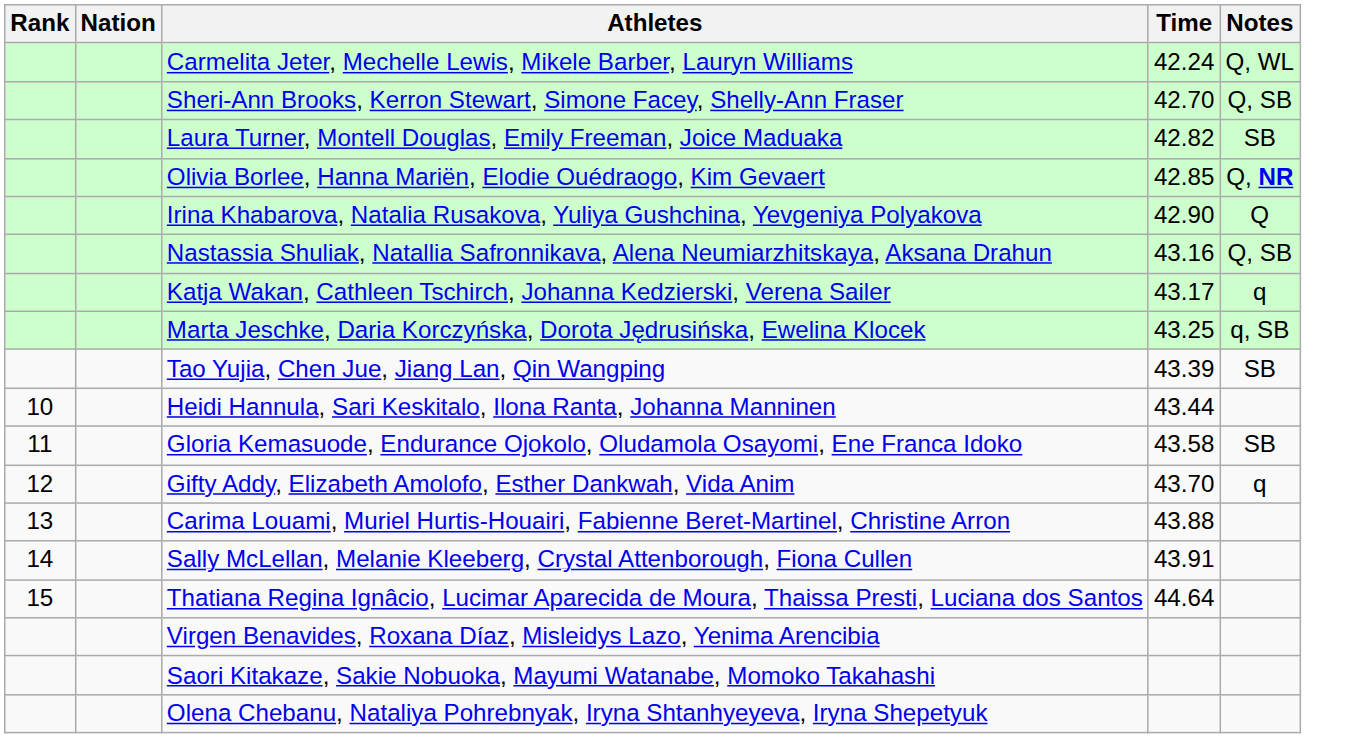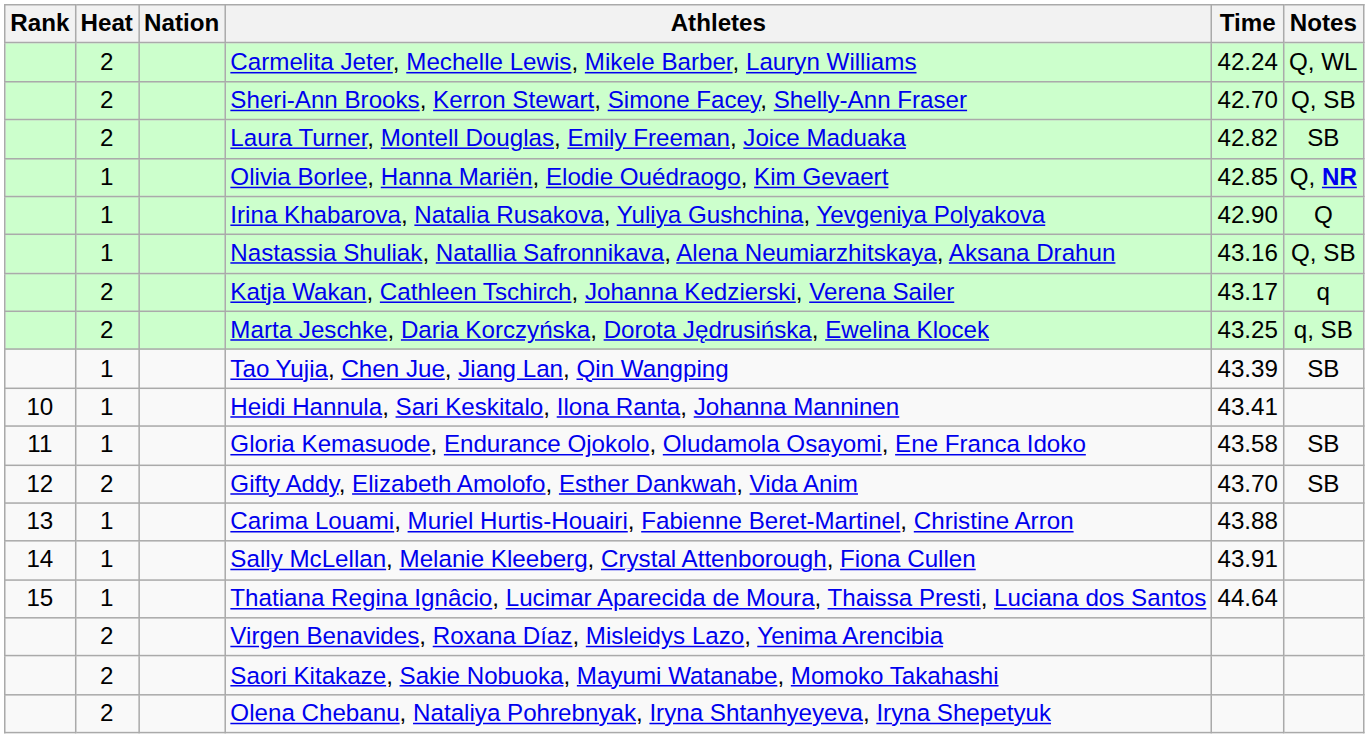+ column: (107, 23)
(1184, 406) 43.44 -> (1248, 406) 43.41
(1260, 483) q -> (1323, 483) SB
